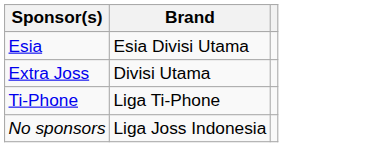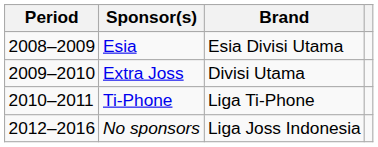+ column: (52, 18)
